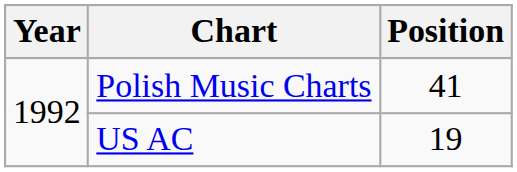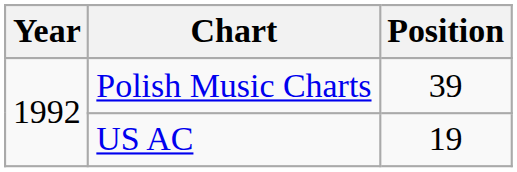(446, 85) 41 -> (446, 85) 39
